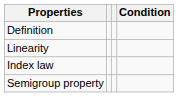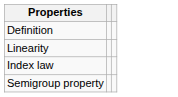- column: (145, 13)
